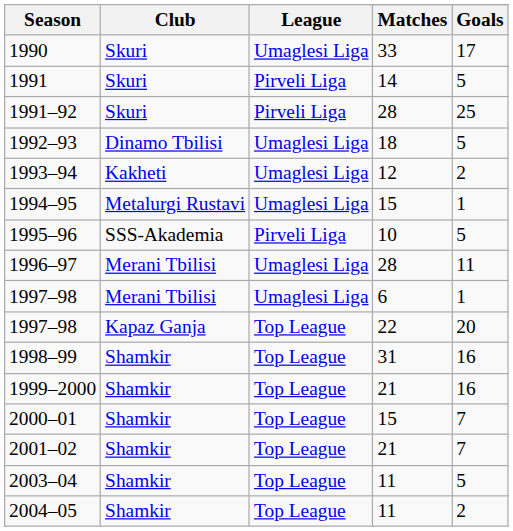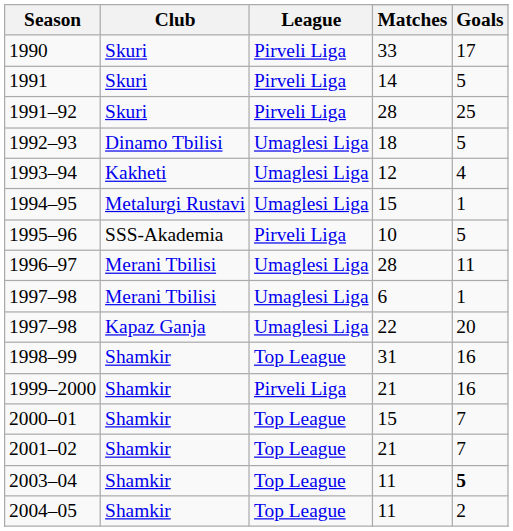(311, 50) Umaglesi Liga -> (300, 50) Pirveli Liga
(461, 173) 2 -> (461, 173) 4
(300, 326) Top League -> (311, 326) Umaglesi Liga
(300, 388) Top League -> (300, 388) Pirveli Liga
(461, 480) normal -> (461, 480) bold
